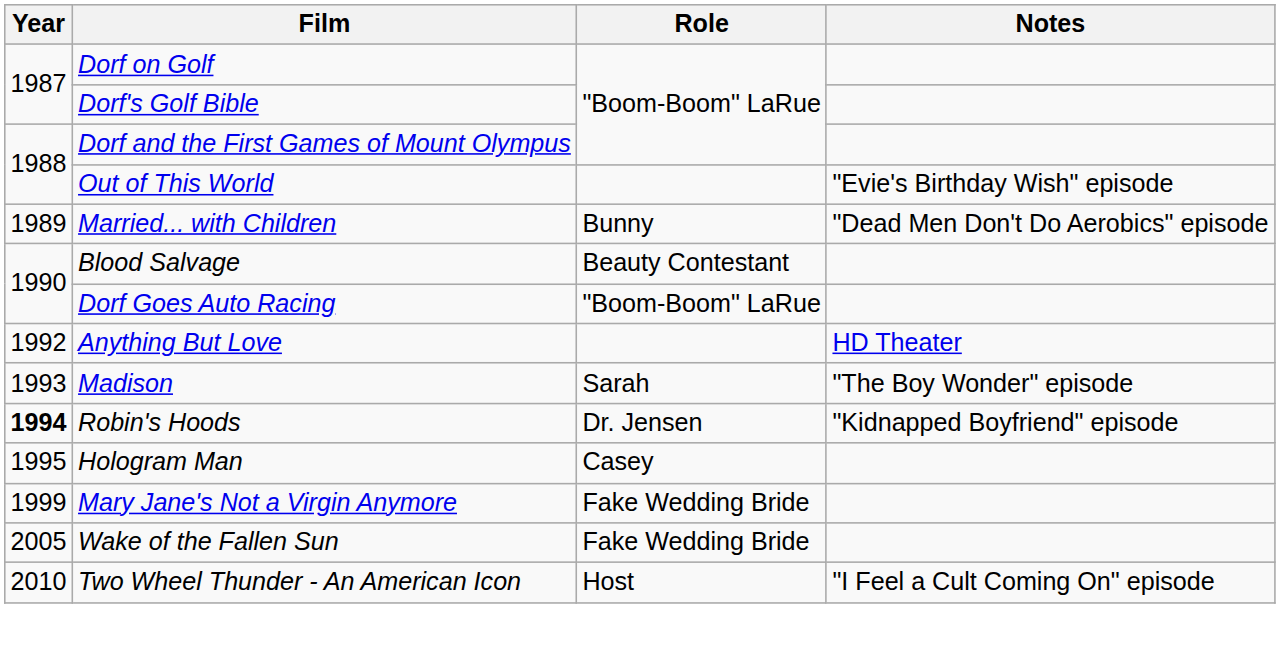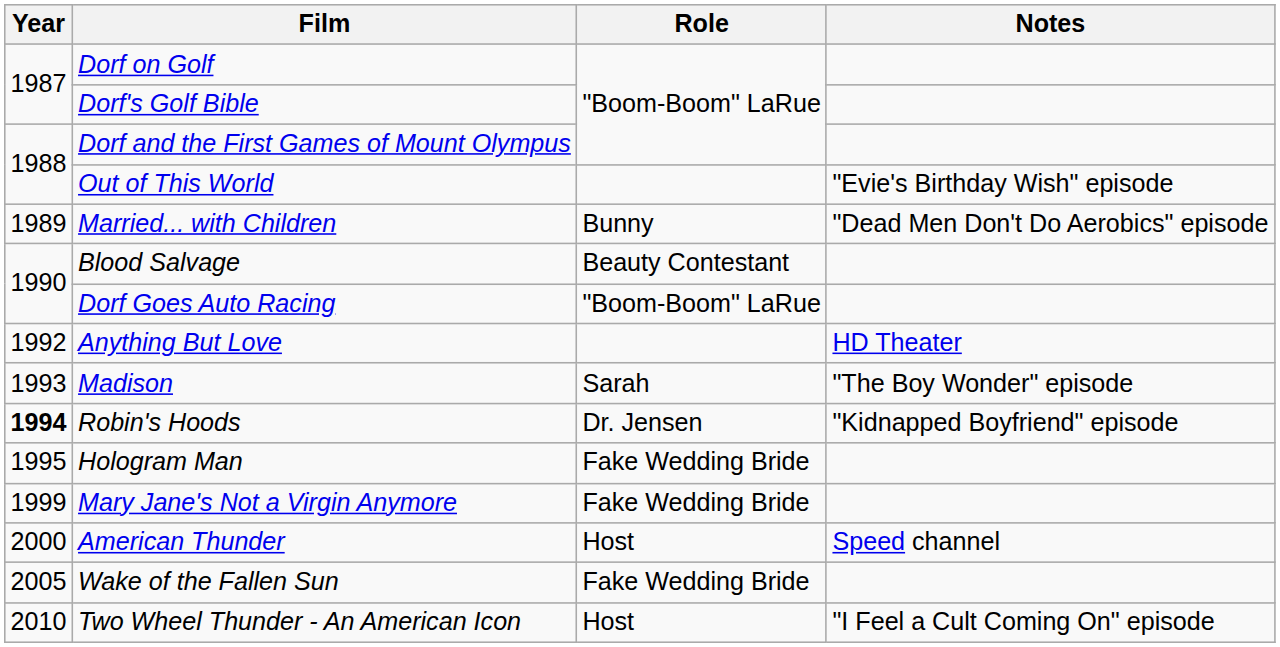(618, 462) Casey -> (696, 462) Fake Wedding Bride
+ row: (181, 542)
